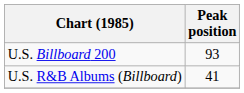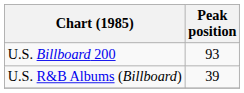(212, 76) 41 -> (212, 76) 39
